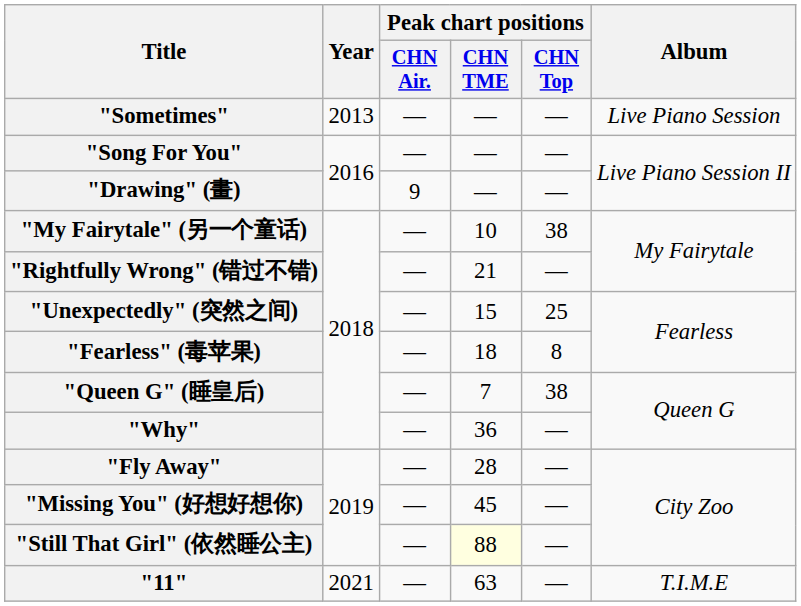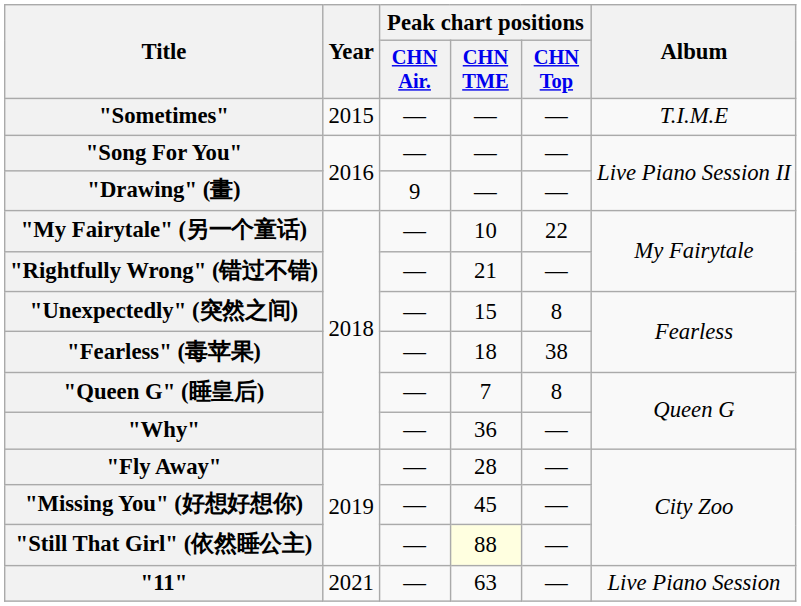(351, 116) 2013 -> (351, 116) 2015
(694, 116) Live Piano Session -> (694, 116) T.I.M.E
(556, 230) 38 -> (556, 230) 22
(556, 311) 25 -> (556, 311) 8
(556, 351) 8 -> (556, 351) 38
(556, 392) 38 -> (556, 392) 8
(694, 582) T.I.M.E -> (694, 582) Live Piano Session
